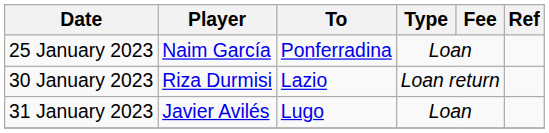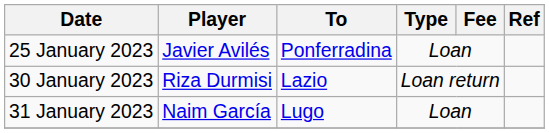(217, 50) Naim García -> (216, 50) Javier Avilés
(216, 111) Javier Avilés -> (217, 111) Naim García
